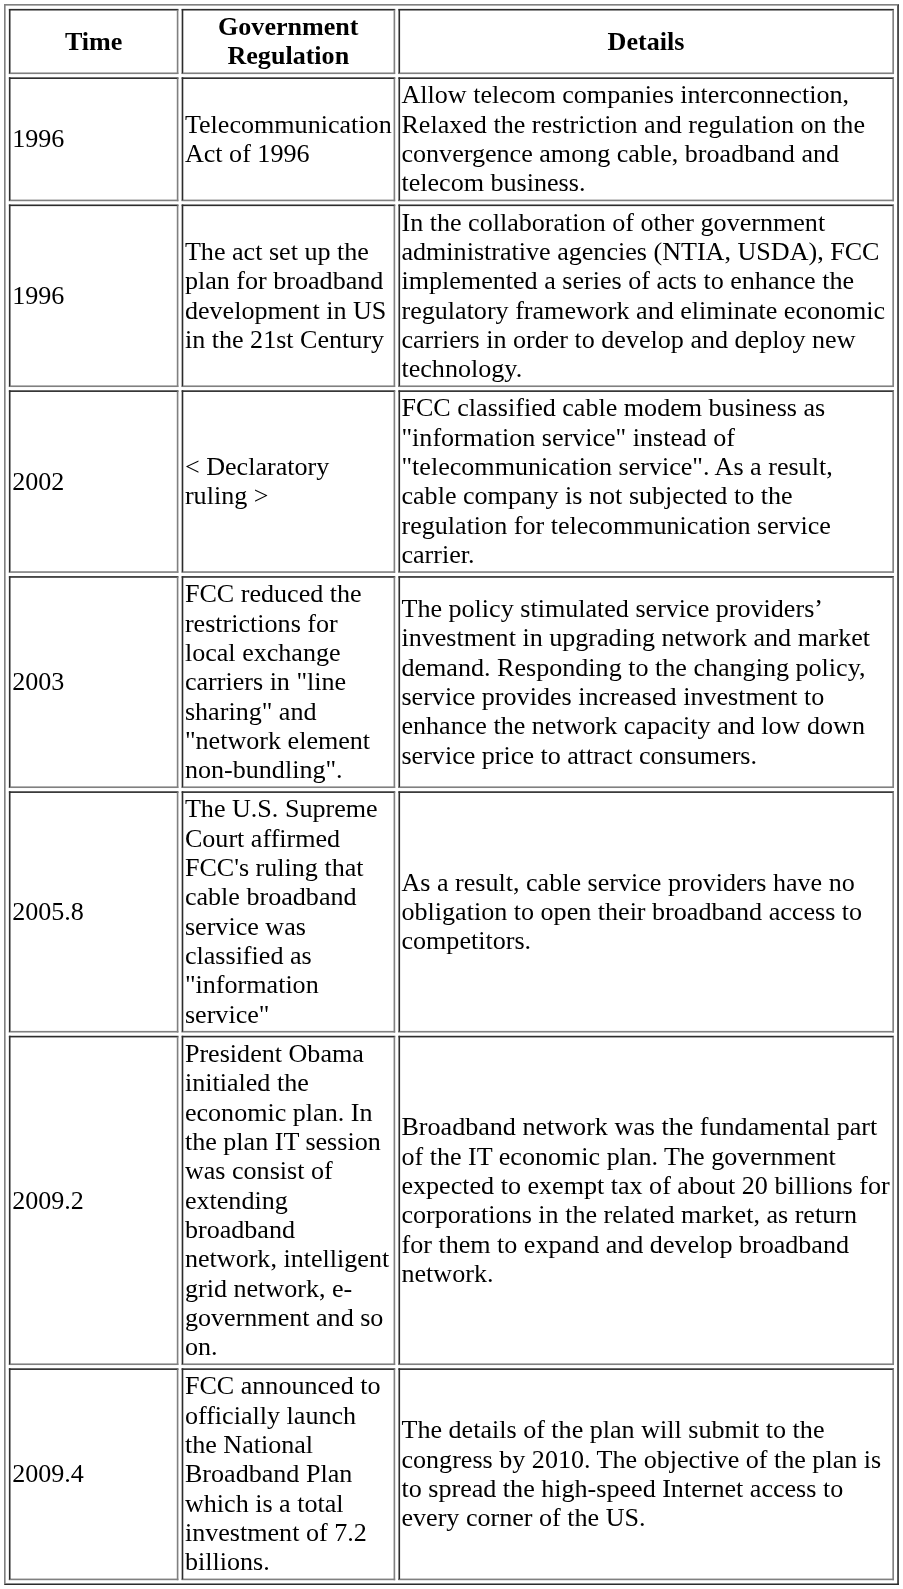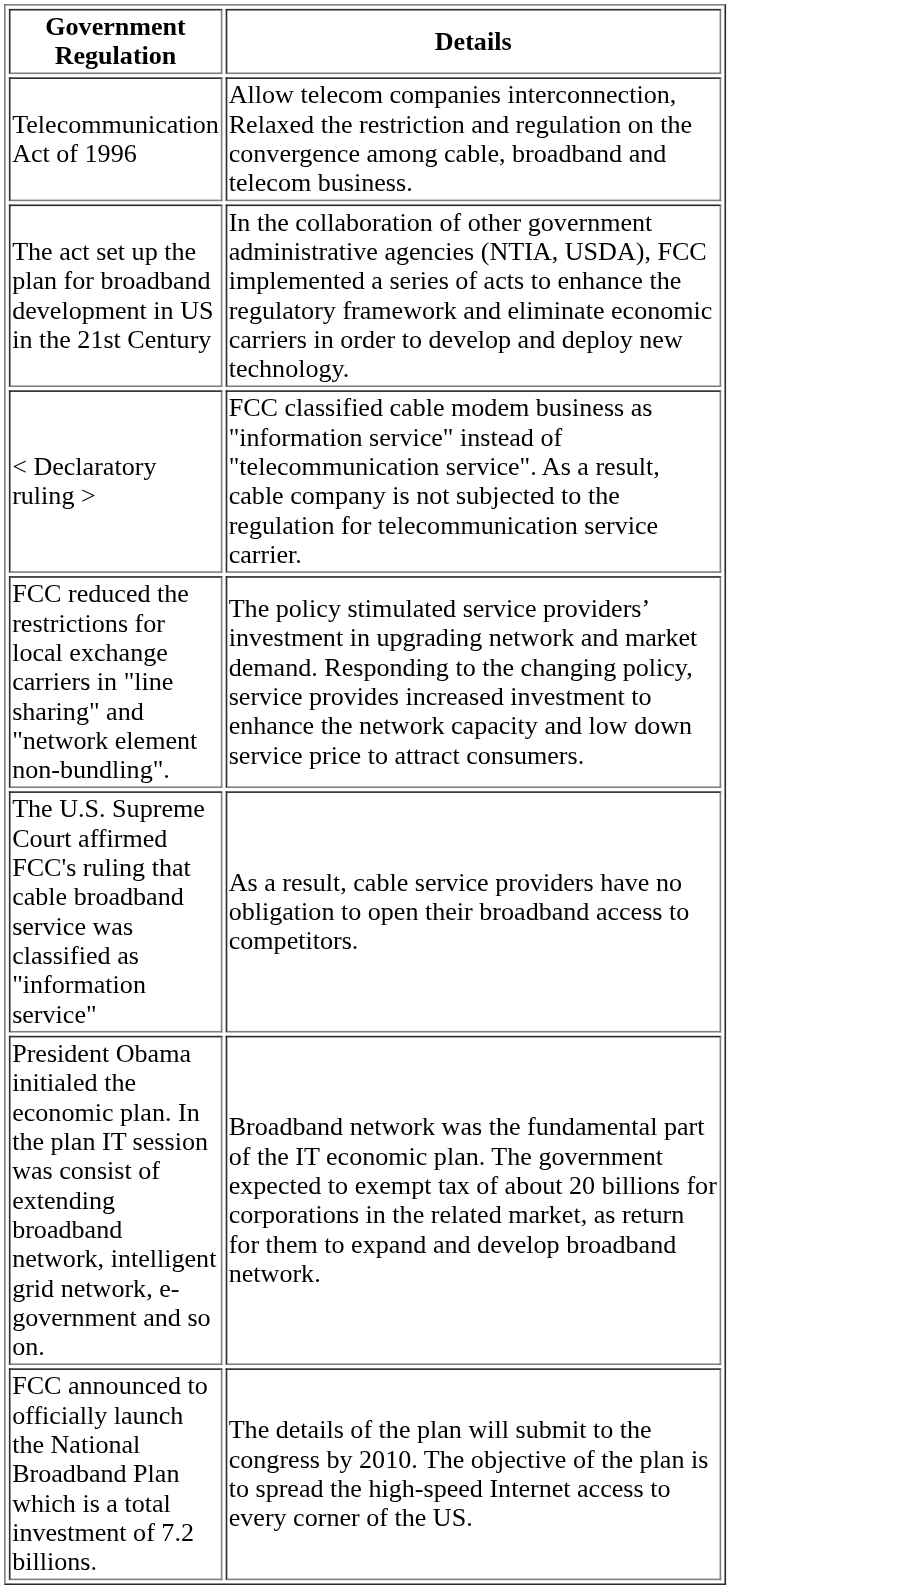- column: (94, 41)
